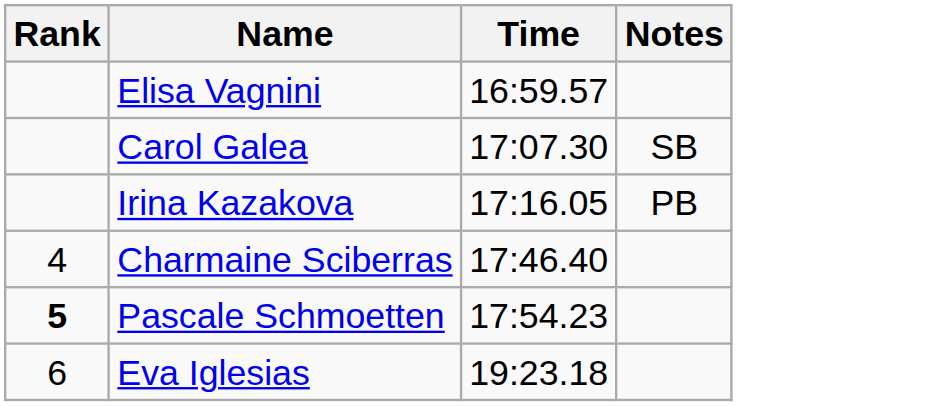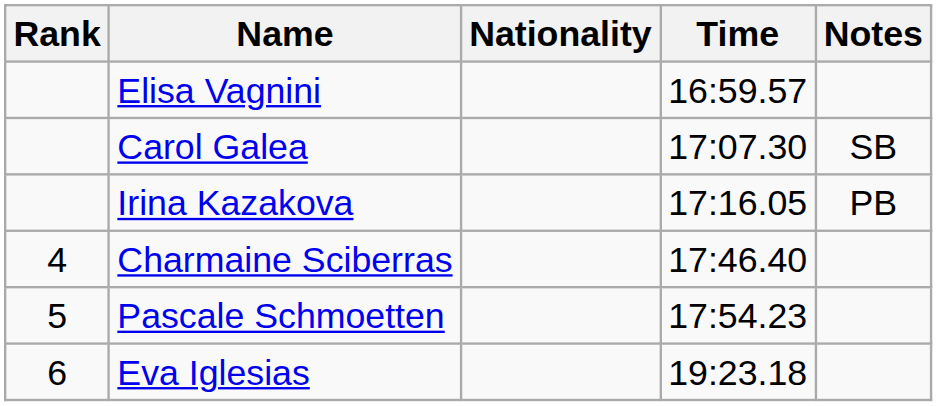+ column: (560, 34)
(57, 316) bold -> (57, 316) normal
